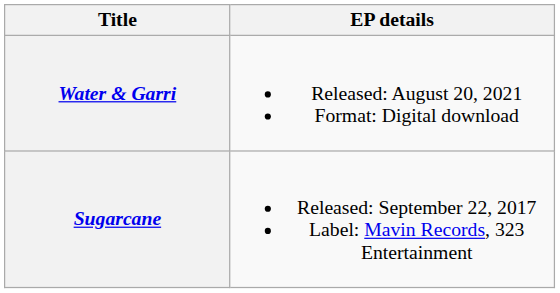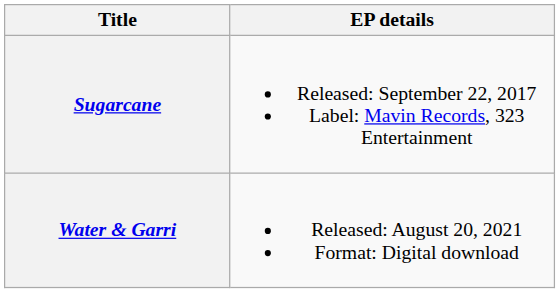rows swapped: (117, 219) <-> (117, 93)
